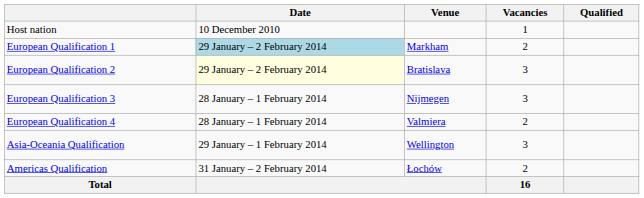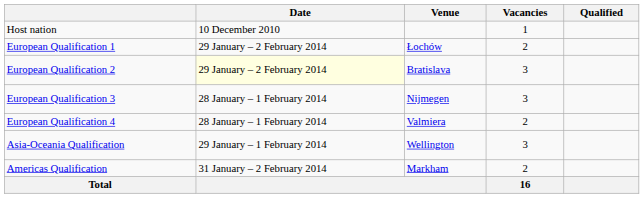(263, 47) lightblue background -> (263, 47) no background
(428, 47) Markham -> (424, 47) Łochów
(424, 168) Łochów -> (428, 168) Markham
